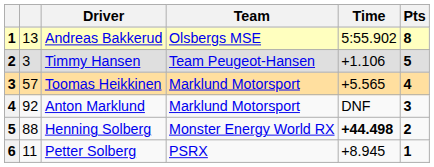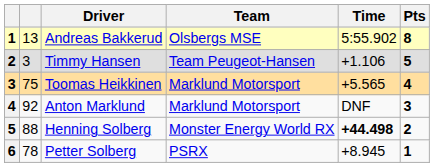(30, 84) 57 -> (30, 84) 75
(30, 152) 11 -> (30, 152) 78
